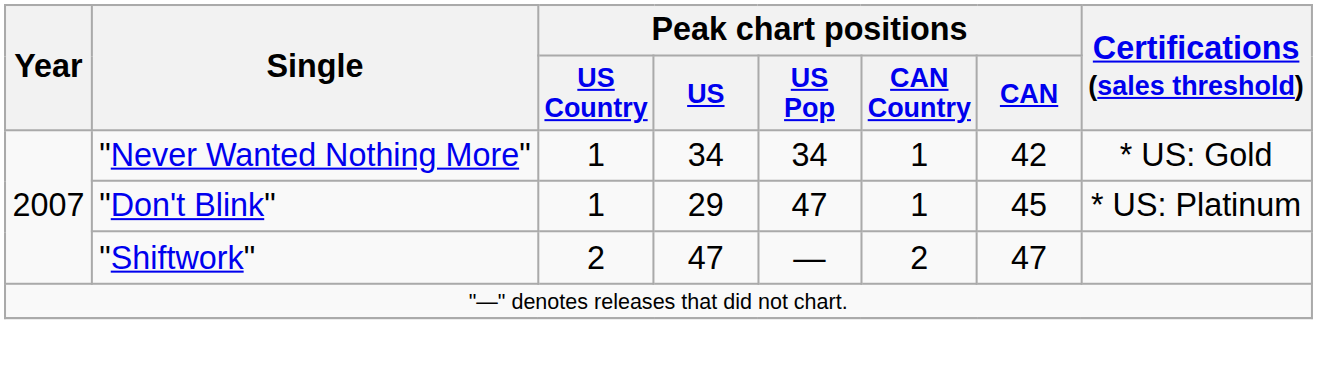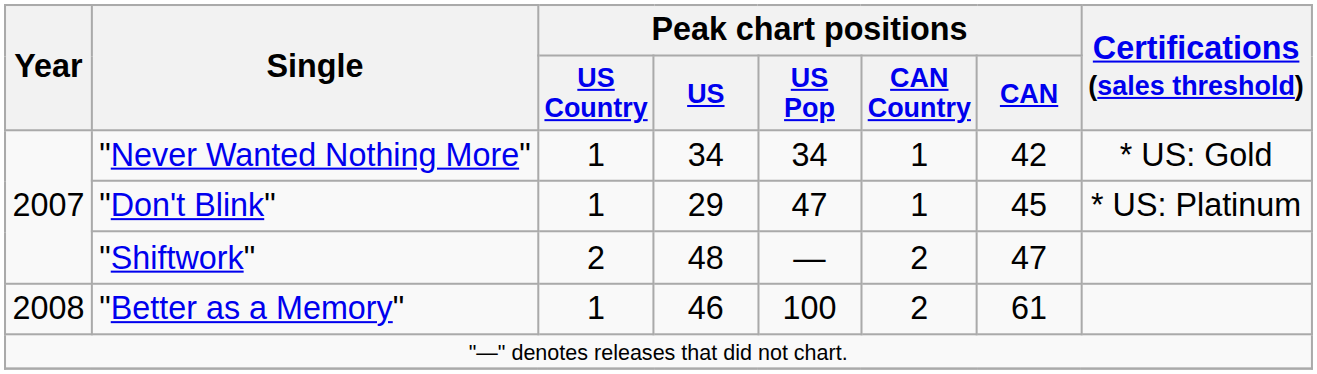(706, 257) 47 -> (706, 257) 48
+ row: (252, 308)
